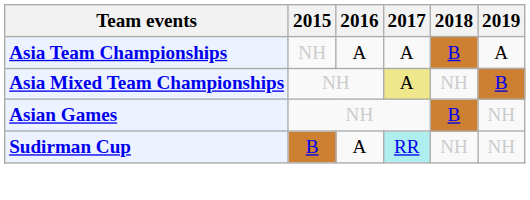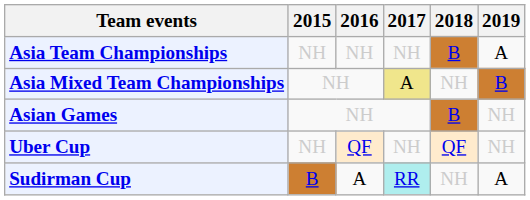(359, 52) A -> (359, 52) NH
(407, 52) A -> (407, 52) NH
+ row: (50, 147)
(501, 147) NH -> (501, 178) A
